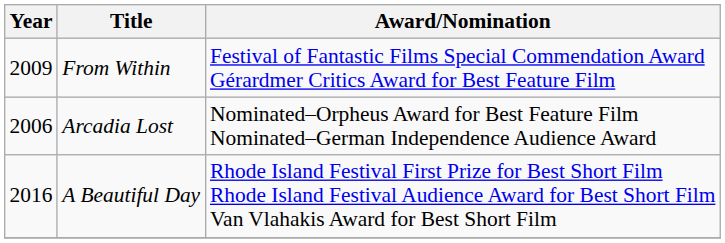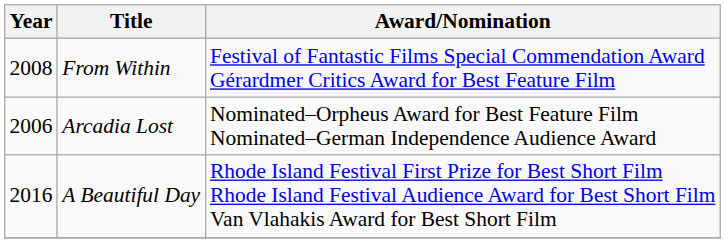(31, 67) 2009 -> (31, 67) 2008
